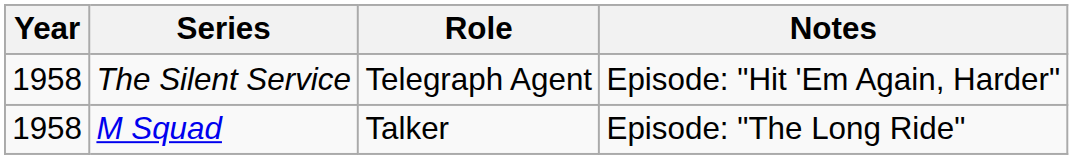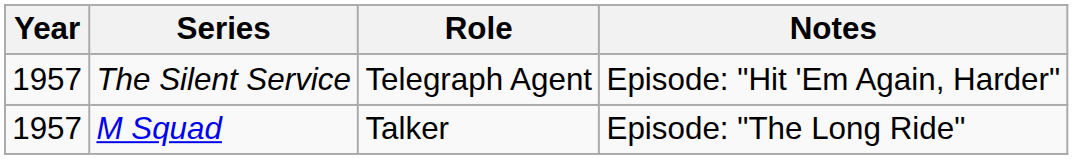(47, 79) 1958 -> (47, 79) 1957
(47, 128) 1958 -> (47, 128) 1957
